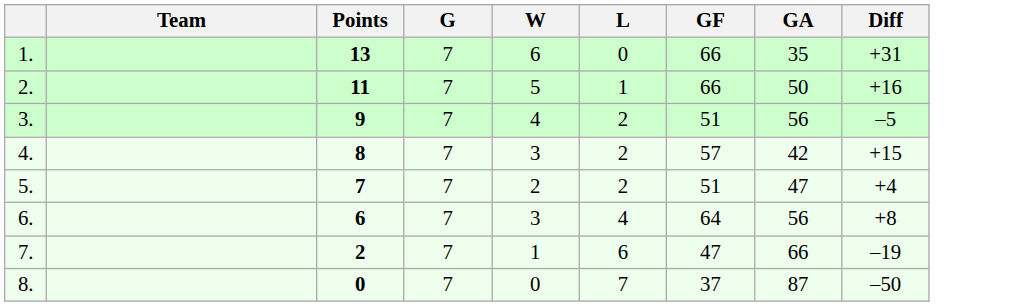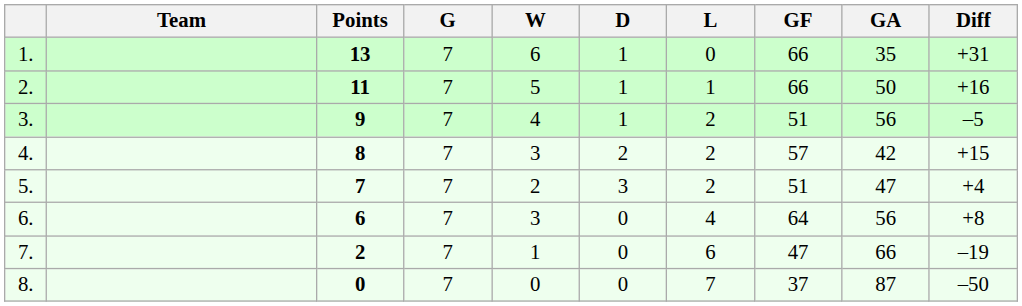+ column: (623, 20)
